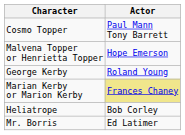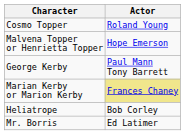(138, 30) Paul Mann Tony Barrett -> (138, 25) Roland Young
(138, 72) Roland Young -> (138, 67) Paul Mann Tony Barrett
